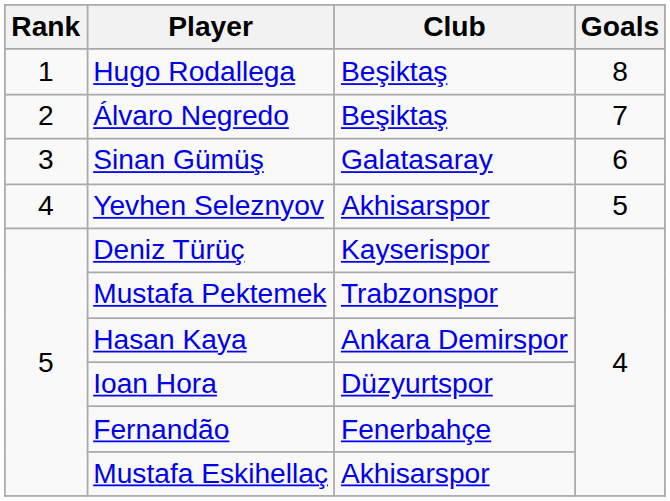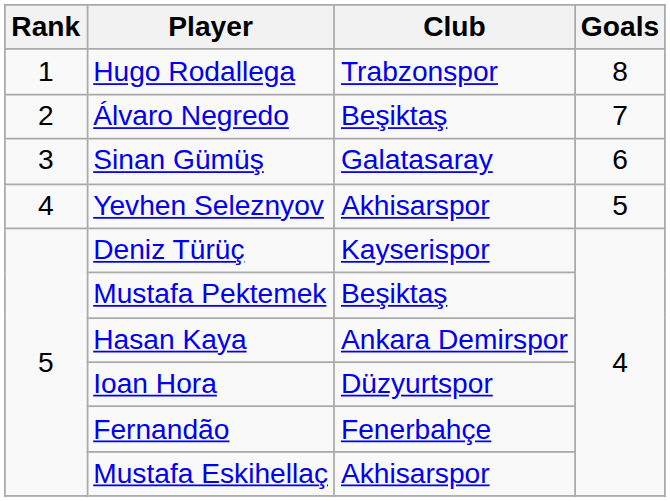(394, 71) Beşiktaş -> (419, 71) Trabzonspor
(419, 294) Trabzonspor -> (394, 294) Beşiktaş
